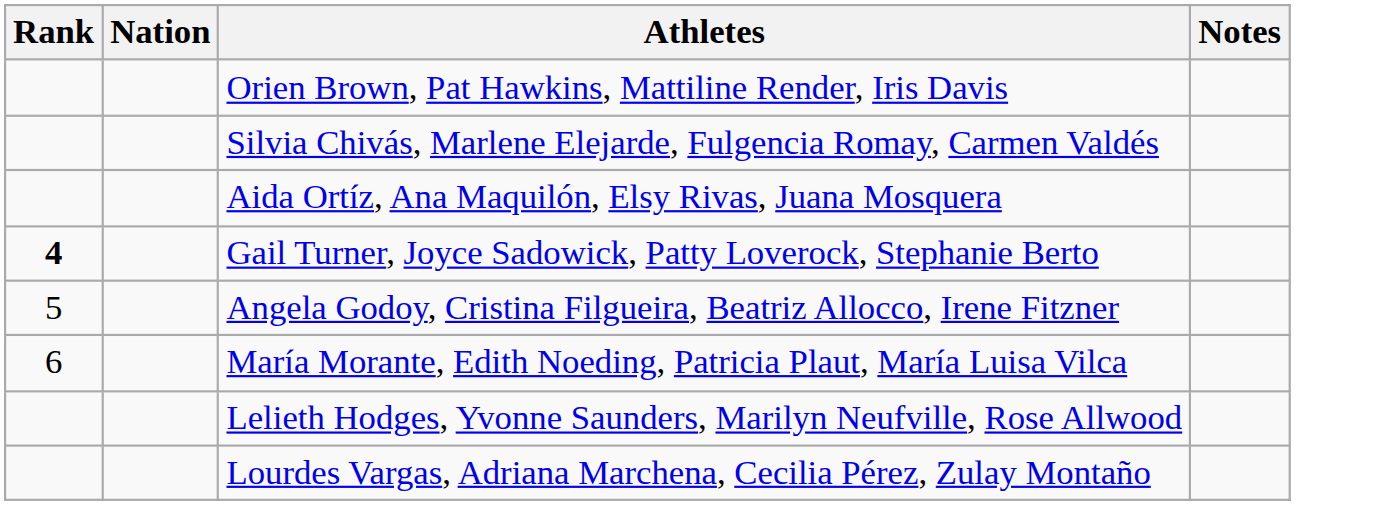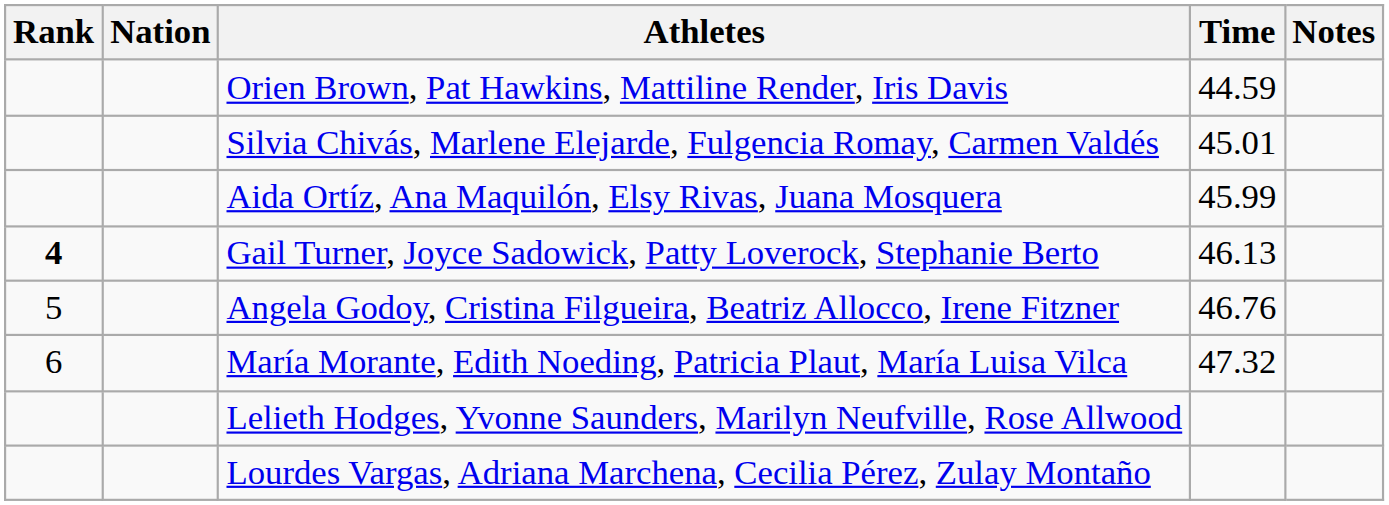+ column: (1237, 32)
